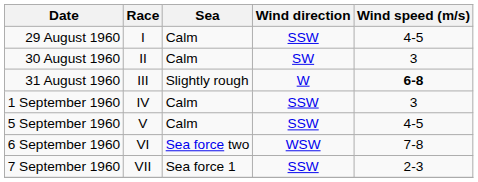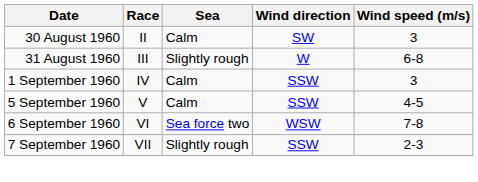- row: (73, 37)
(413, 81) bold -> (413, 59) normal
(201, 167) Sea force 1 -> (207, 145) Slightly rough
